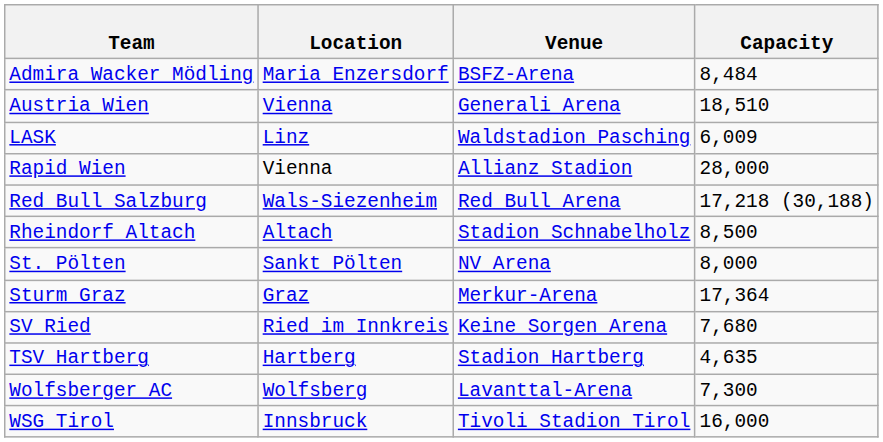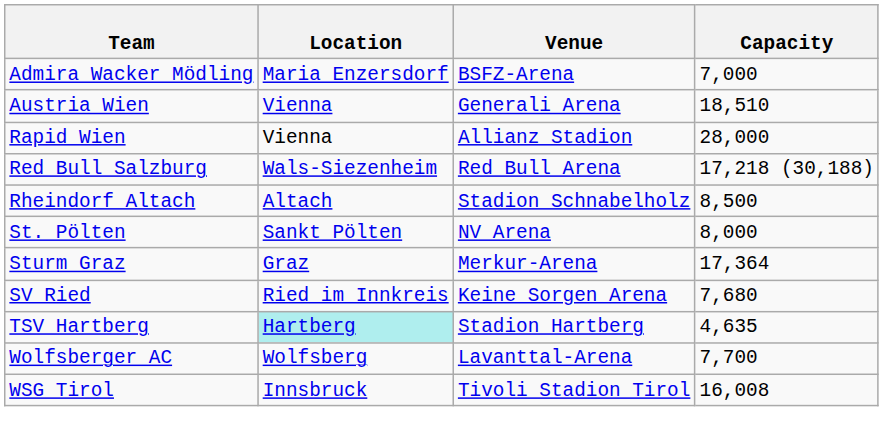(729, 74) 8,484 -> (729, 74) 7,000
- row: (33, 138)
(309, 359) no background -> (309, 327) paleturquoise background
(729, 390) 7,300 -> (729, 359) 7,700
(734, 422) 16,000 -> (734, 390) 16,008
